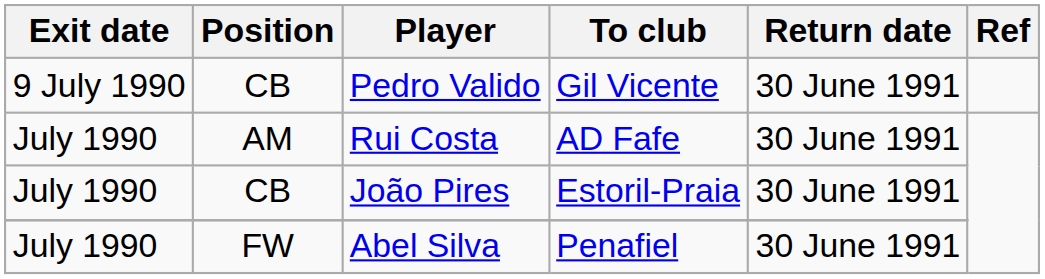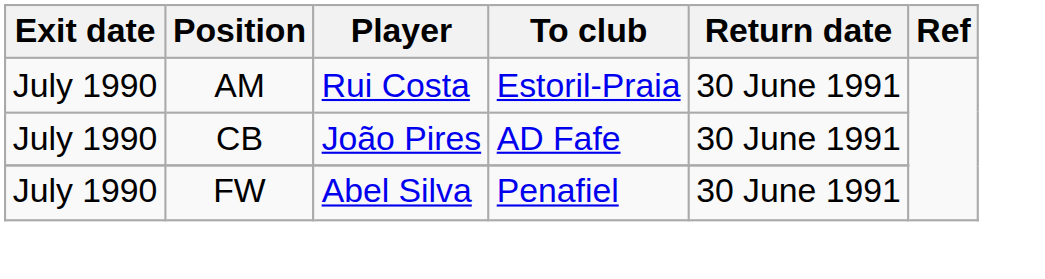- row: (445, 84)
(618, 138) AD Fafe -> (589, 84) Estoril-Praia
(648, 191) Estoril-Praia -> (559, 138) AD Fafe
